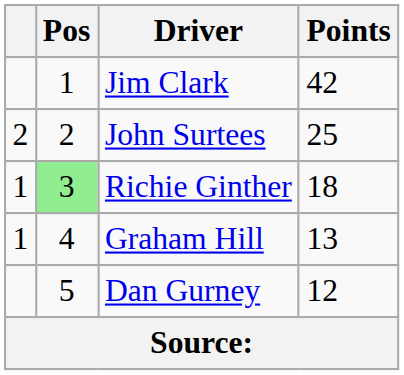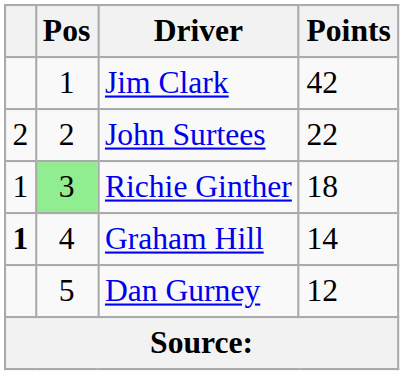(322, 135) 25 -> (322, 135) 22
(20, 239) normal -> (20, 239) bold
(322, 239) 13 -> (322, 239) 14
